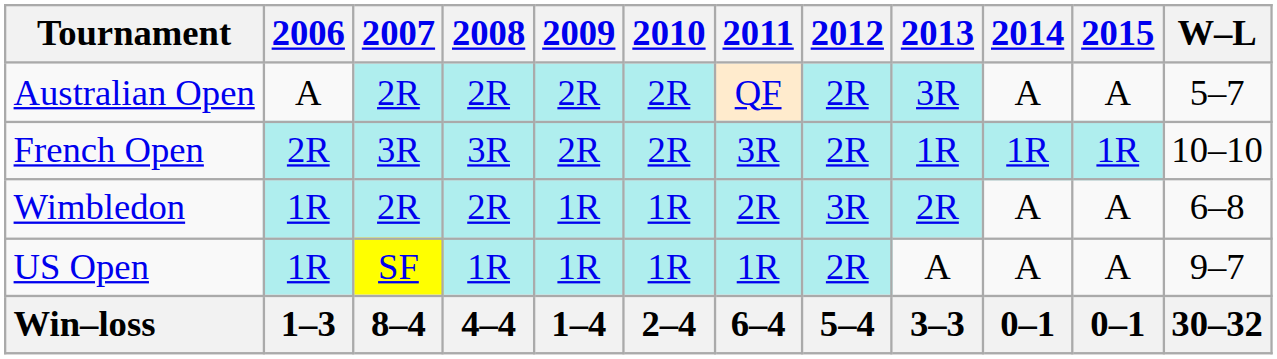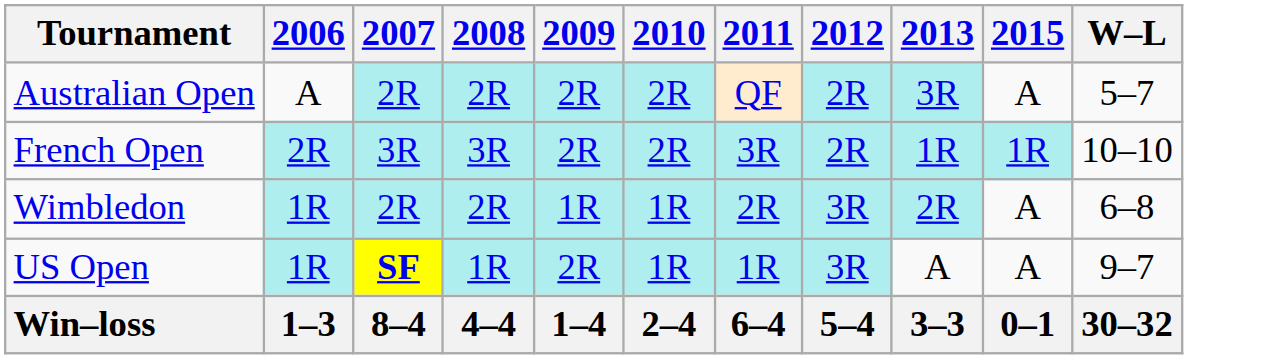- column: (1028, 33)
(398, 265) normal -> (398, 265) bold
(579, 265) 1R -> (579, 265) 2R
(847, 265) 2R -> (847, 265) 3R
